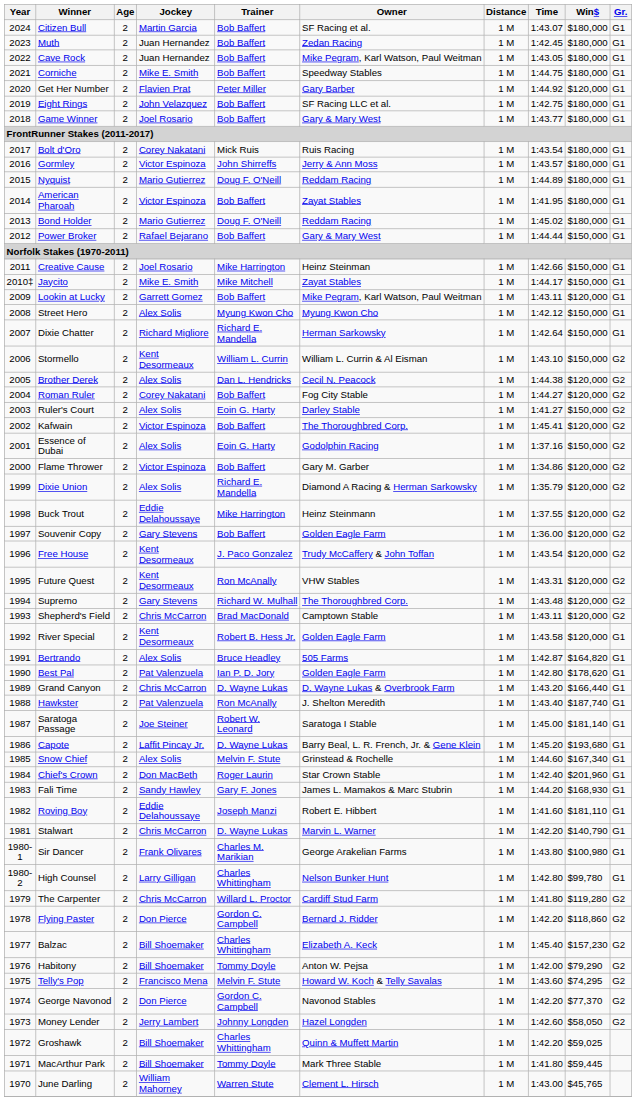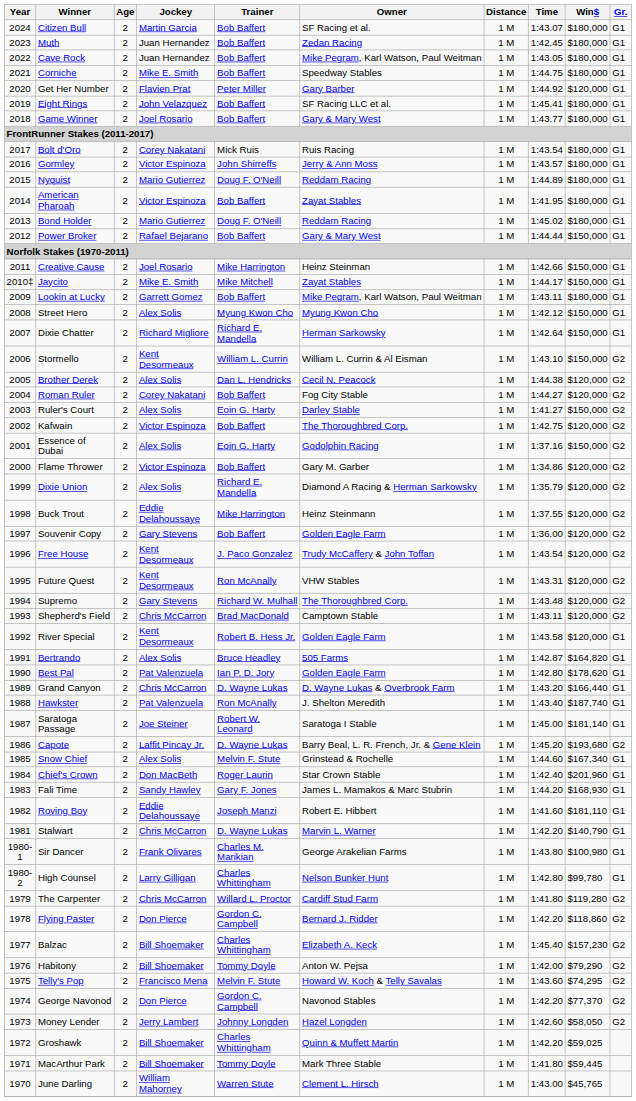(547, 104) 1:42.75 -> (547, 104) 1:45.41
(588, 297) $120,000 -> (588, 297) $180,000
(547, 426) 1:45.41 -> (547, 426) 1:42.75
(619, 744) G1 -> (619, 744) G2
